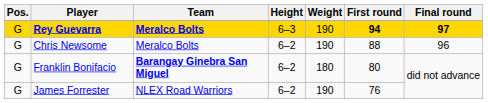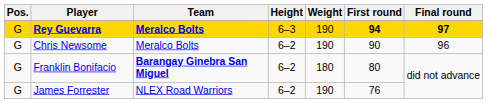(374, 45) 88 -> (374, 45) 90
